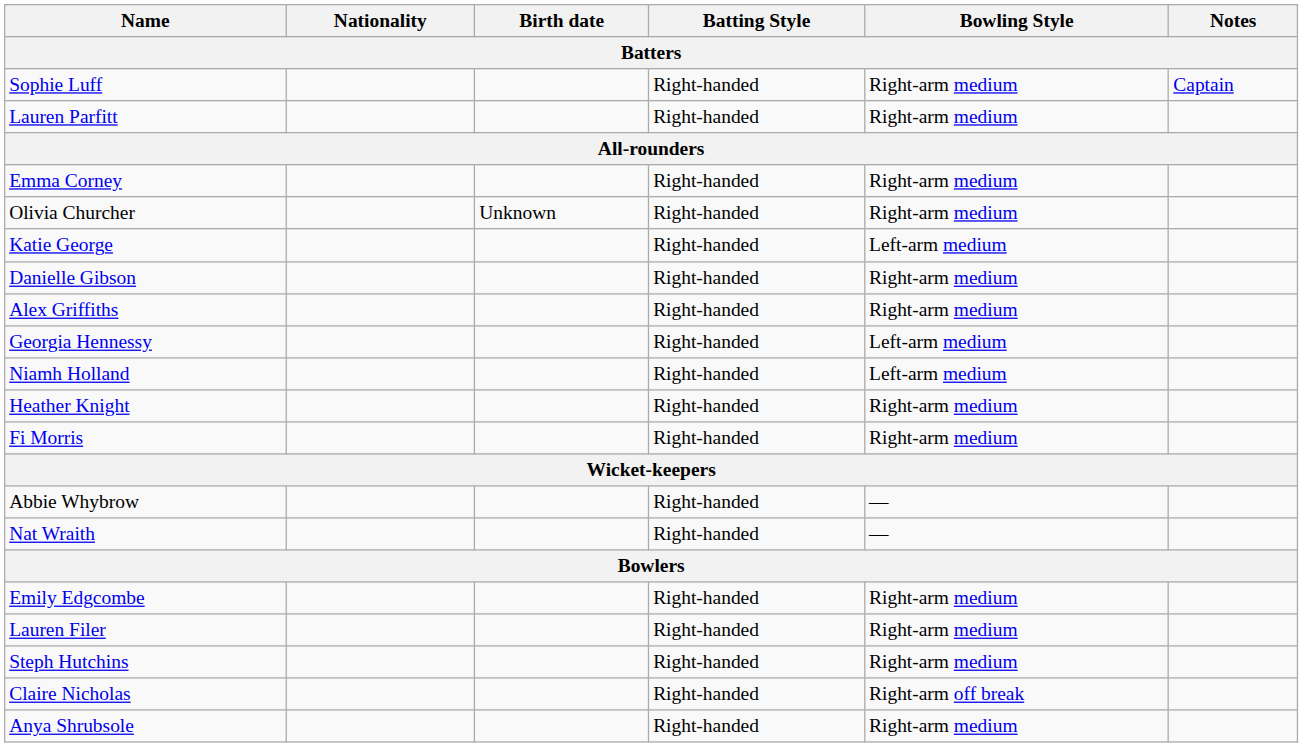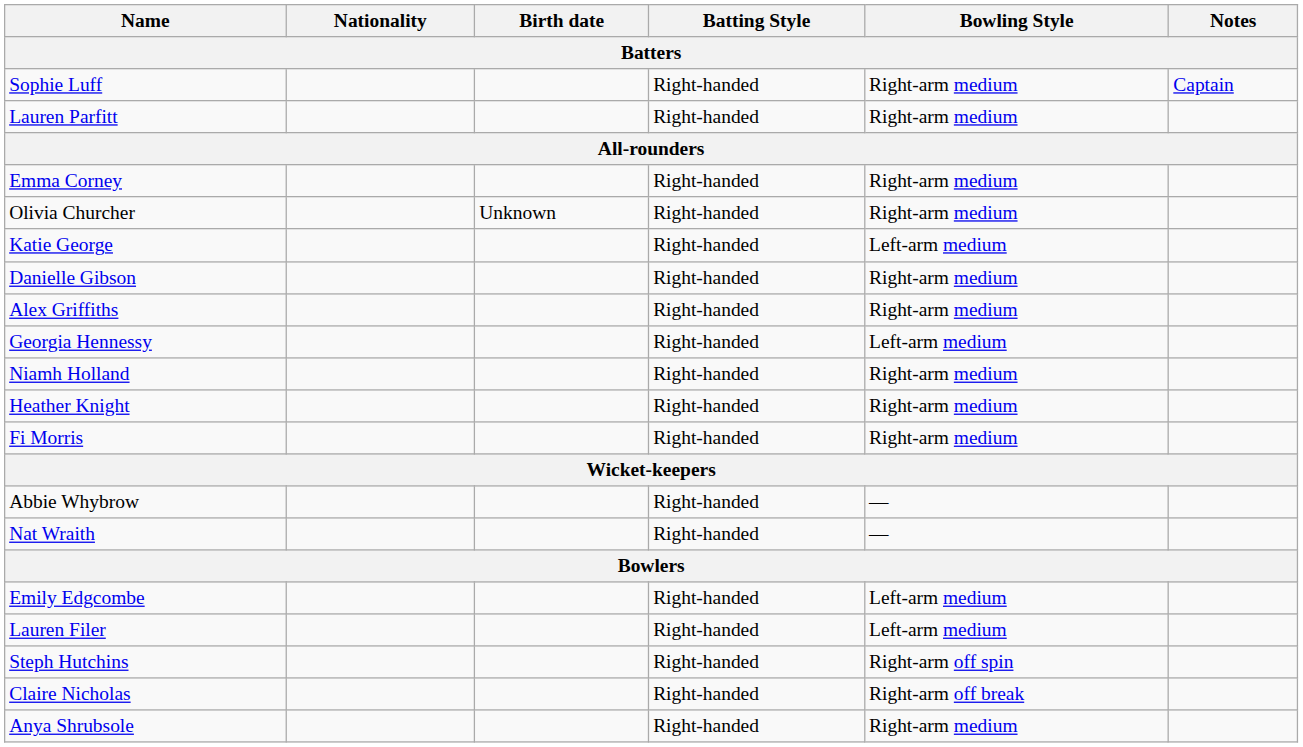(938, 373) Left-arm medium -> (943, 373) Right-arm medium
(943, 598) Right-arm medium -> (938, 598) Left-arm medium
(943, 630) Right-arm medium -> (938, 630) Left-arm medium
(943, 662) Right-arm medium -> (941, 662) Right-arm off spin
